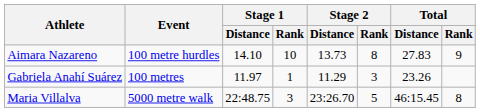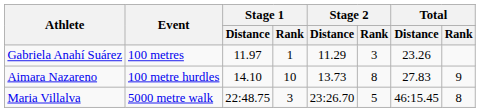rows swapped: (65, 76) <-> (52, 56)
